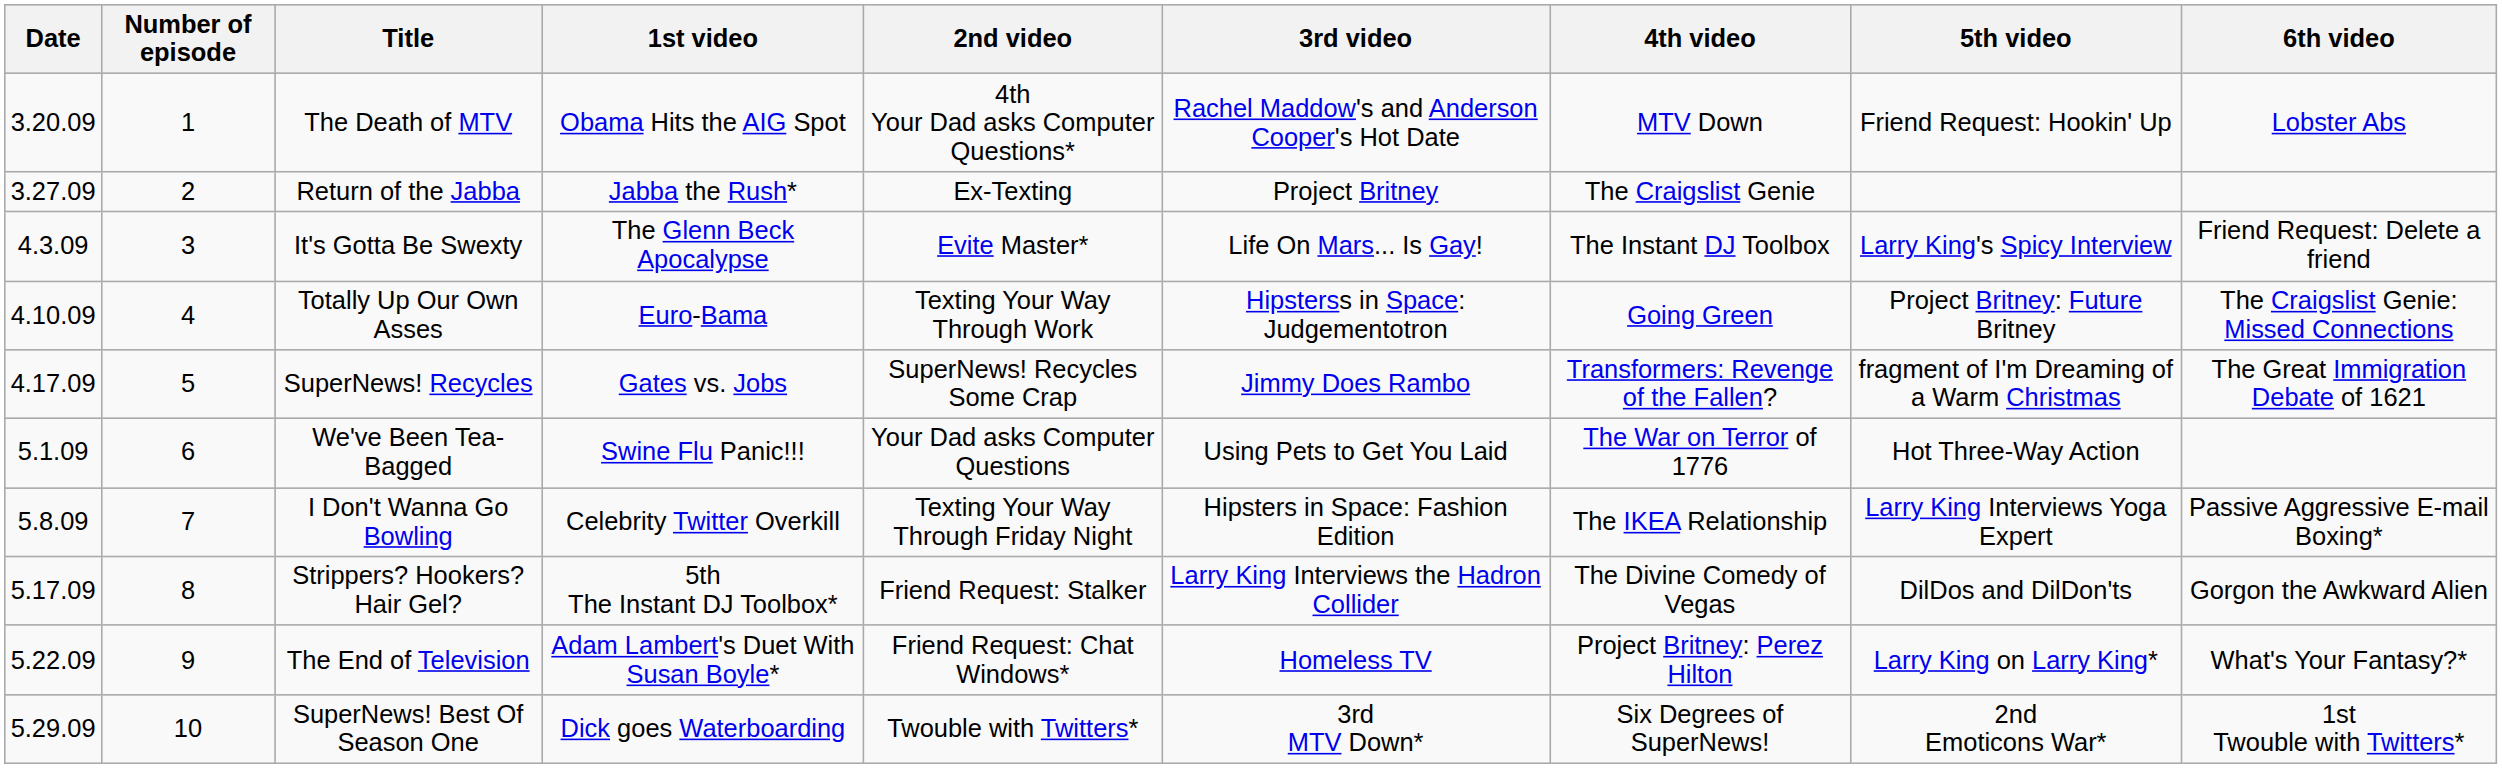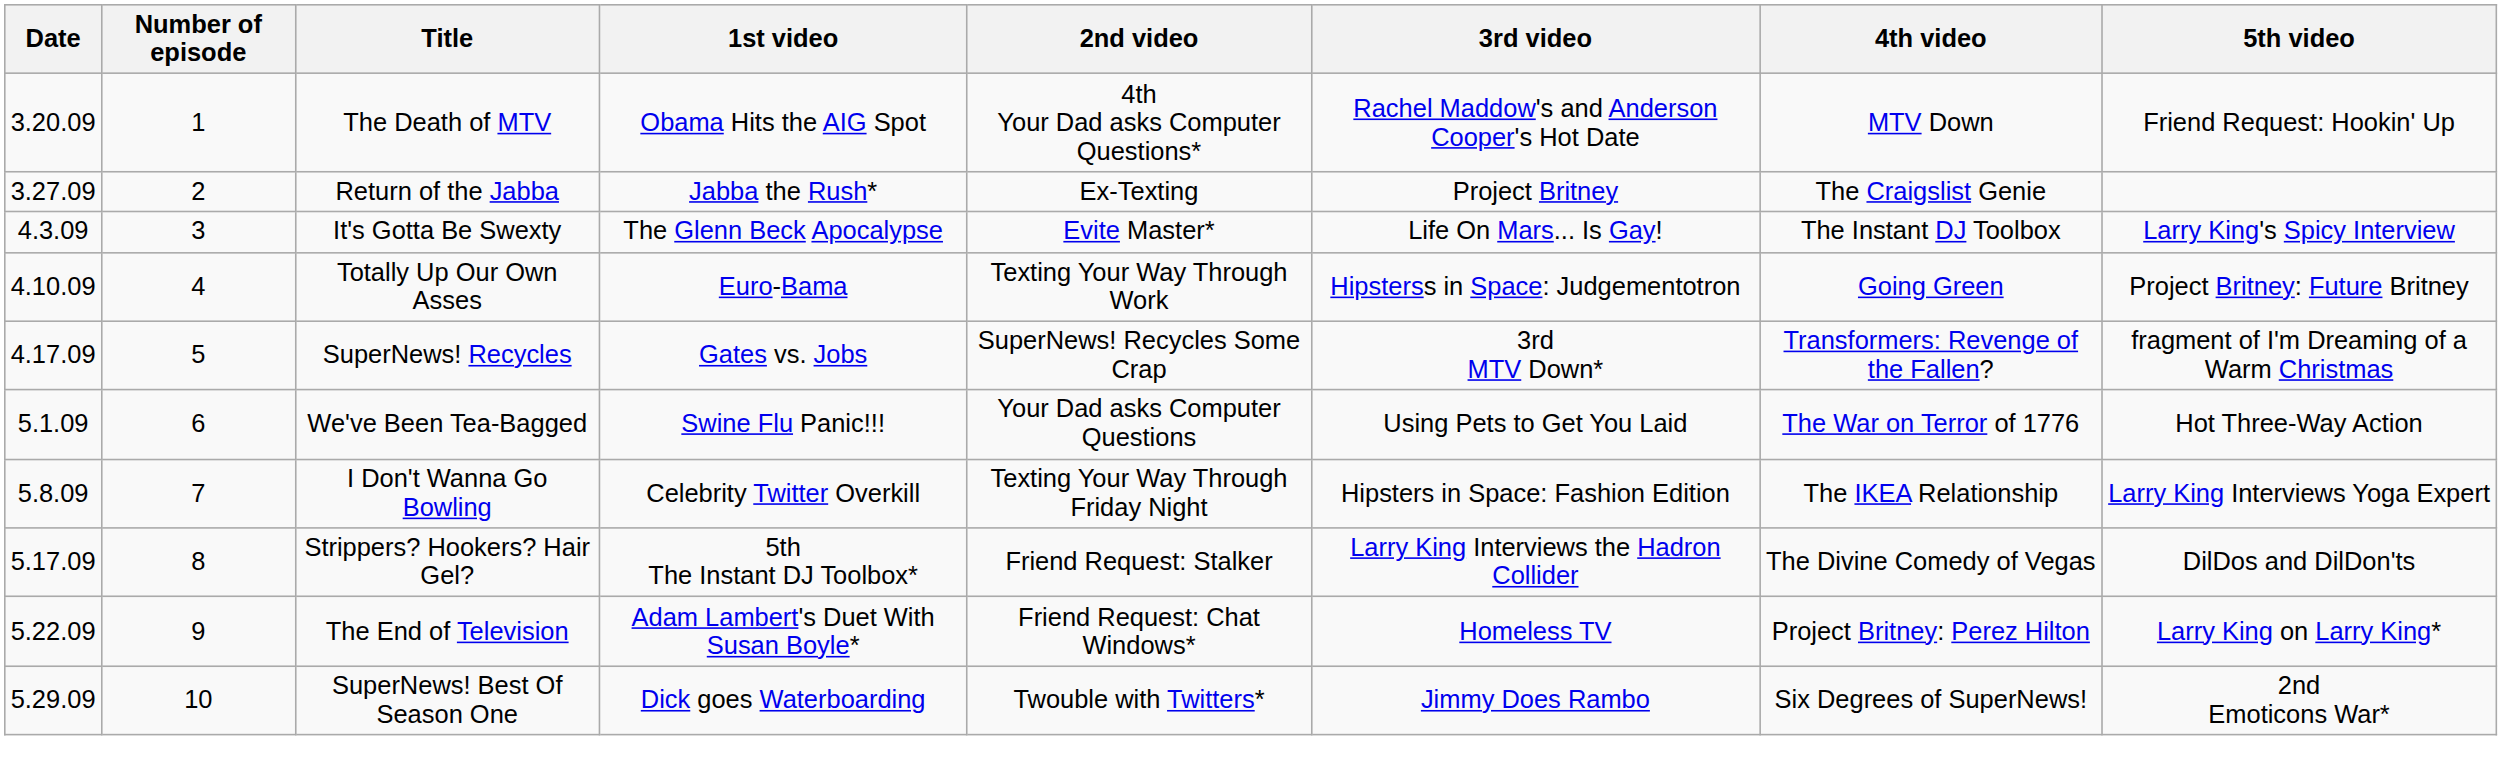- column: (2339, 38)
(1356, 383) Jimmy Does Rambo -> (1535, 355) 3rd MTV Down*
(1356, 728) 3rd MTV Down* -> (1535, 700) Jimmy Does Rambo
